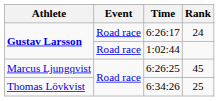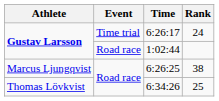(119, 32) Road race -> (118, 32) Time trial
(198, 68) 45 -> (198, 68) 38
